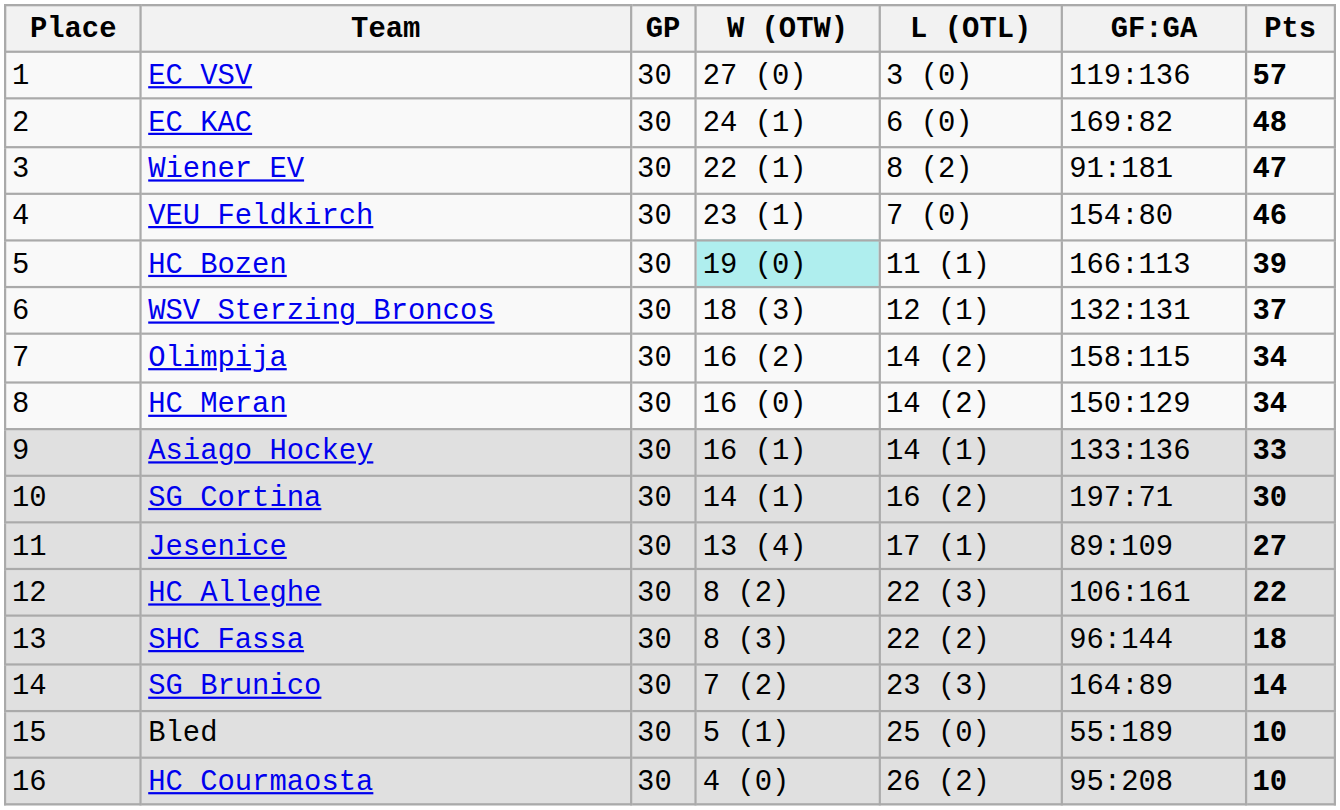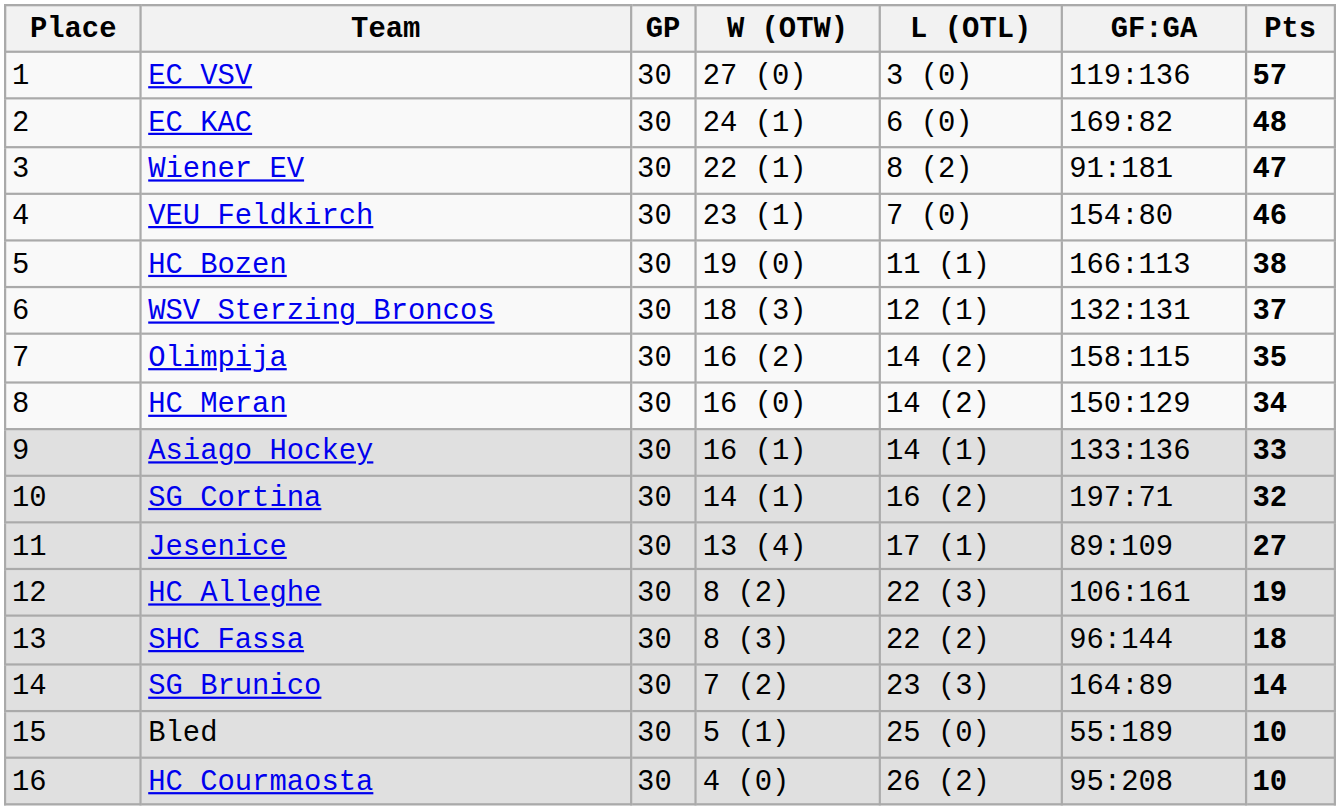(755, 264) paleturquoise background -> (755, 264) no background
(1270, 264) 39 -> (1270, 264) 38
(1270, 358) 34 -> (1270, 358) 35
(1270, 499) 30 -> (1270, 499) 32
(1270, 593) 22 -> (1270, 593) 19
